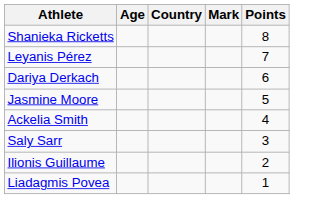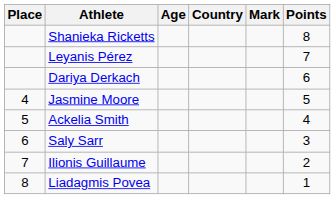+ column: (25, 15)
